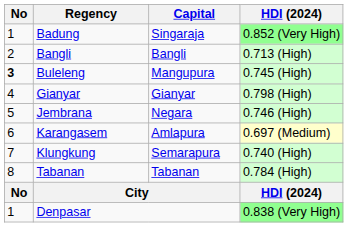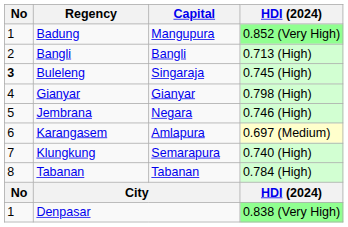(178, 34) Singaraja -> (183, 34) Mangupura
(183, 73) Mangupura -> (178, 73) Singaraja
